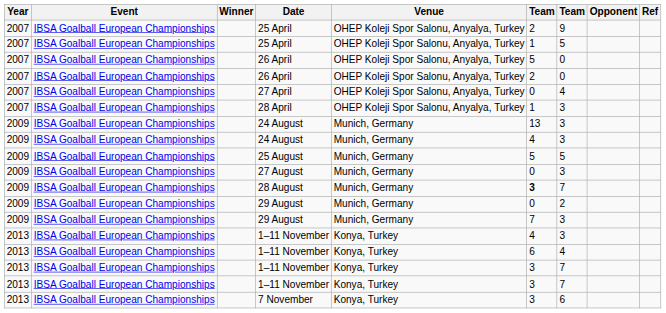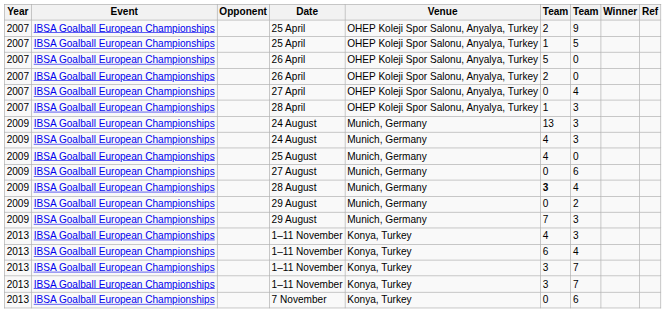columns swapped: (613, 12) <-> (236, 12)
(532, 156) 5 -> (546, 156) 4
(562, 156) 5 -> (576, 156) 0
(562, 172) 3 -> (576, 172) 6
(562, 188) 7 -> (576, 188) 4
(532, 300) 3 -> (546, 300) 0
